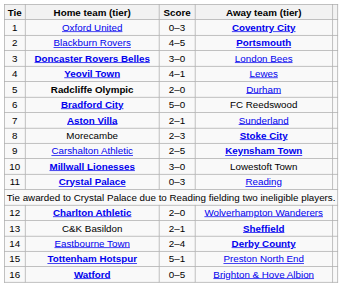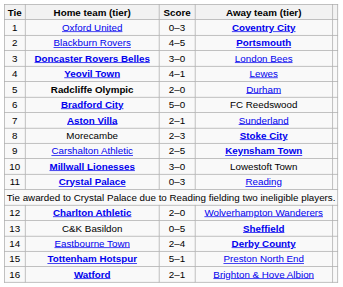(177, 228) 2–1 -> (177, 228) 0–5
(177, 274) 0–5 -> (177, 274) 2–1
